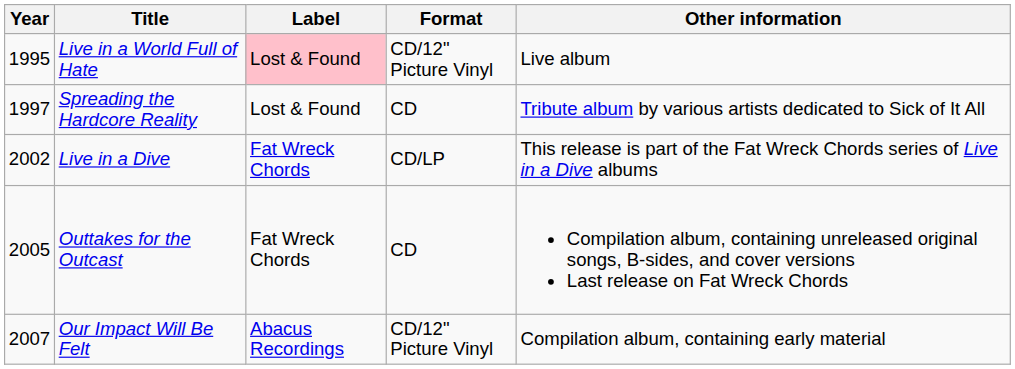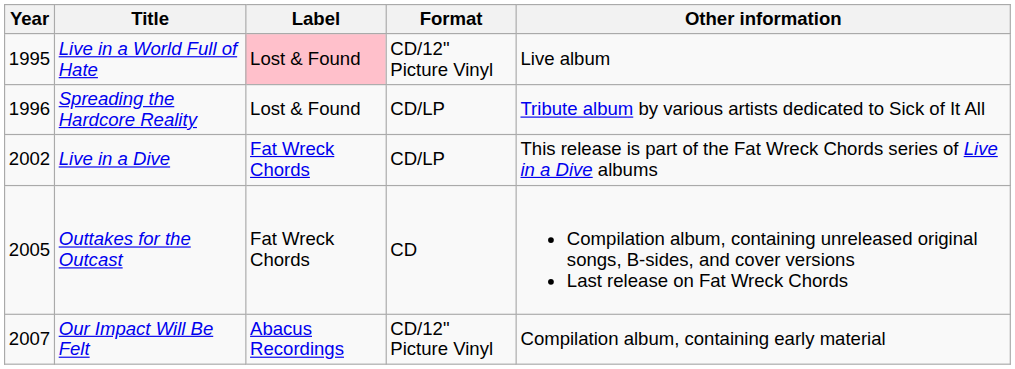(30, 109) 1997 -> (30, 109) 1996
(404, 109) CD -> (418, 109) CD/LP
